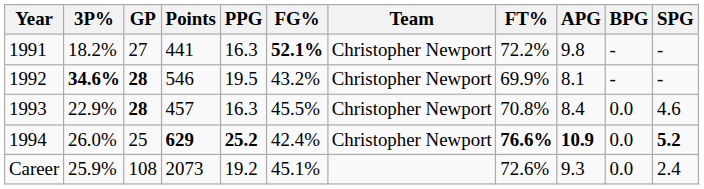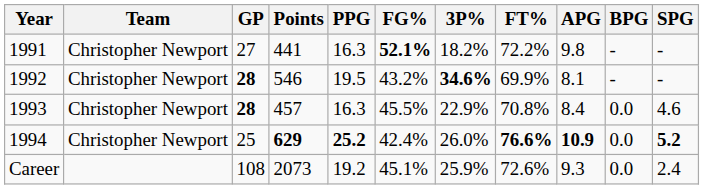columns swapped: (412, 19) <-> (94, 19)
